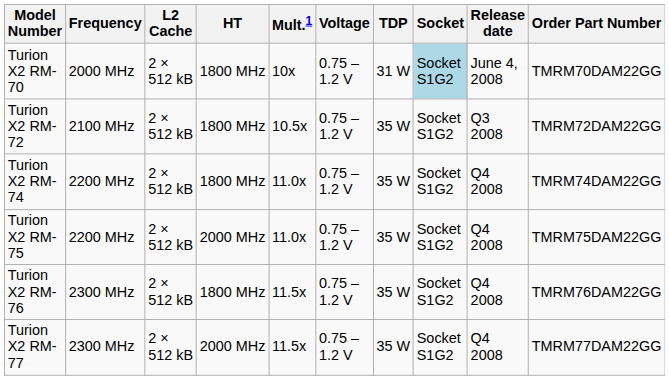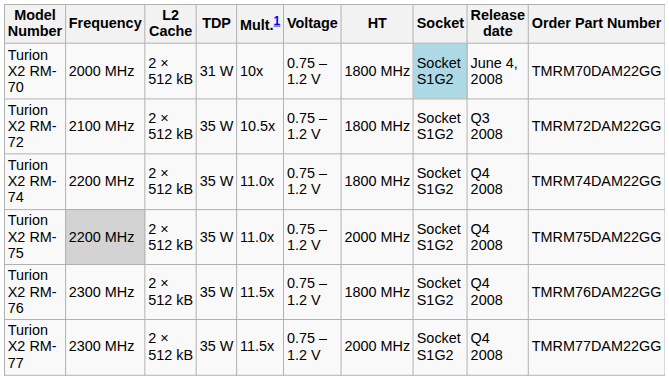columns swapped: (233, 24) <-> (393, 24)
(102, 236) no background -> (102, 236) lightgrey background
